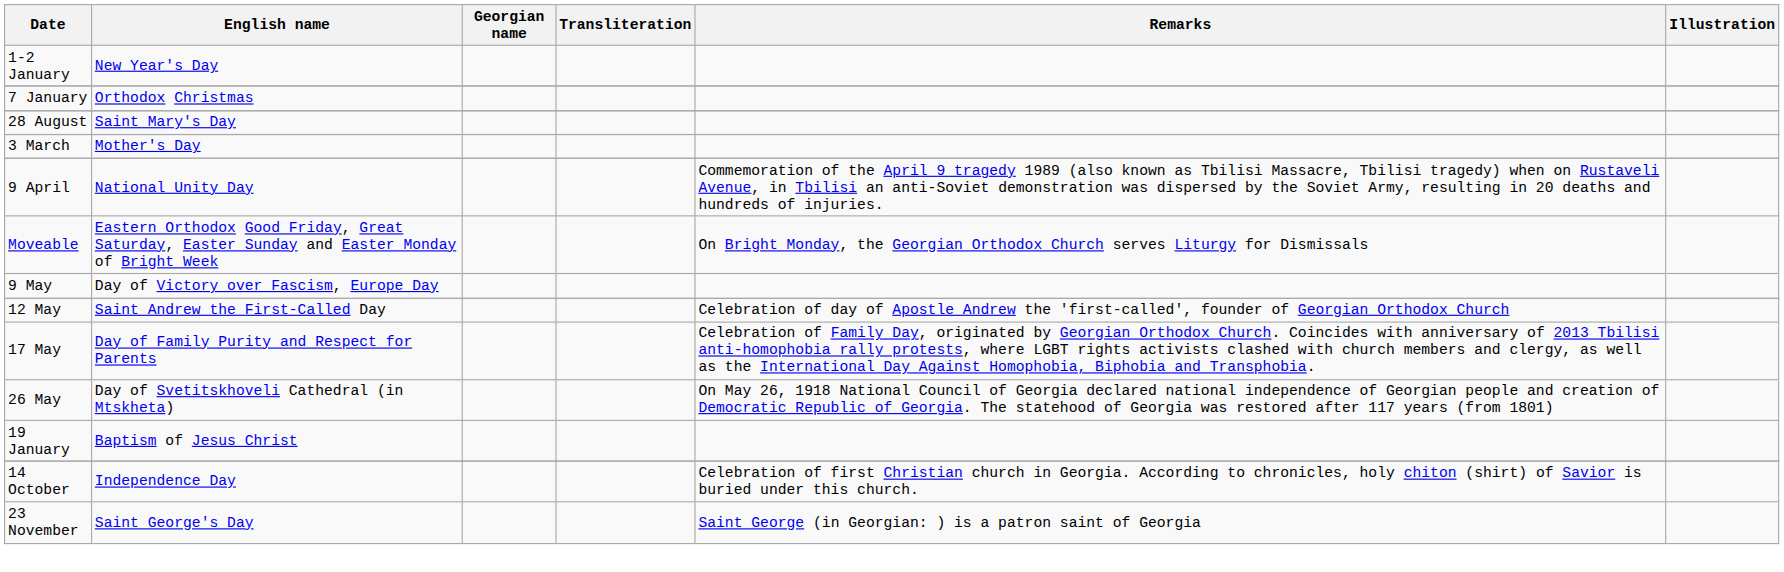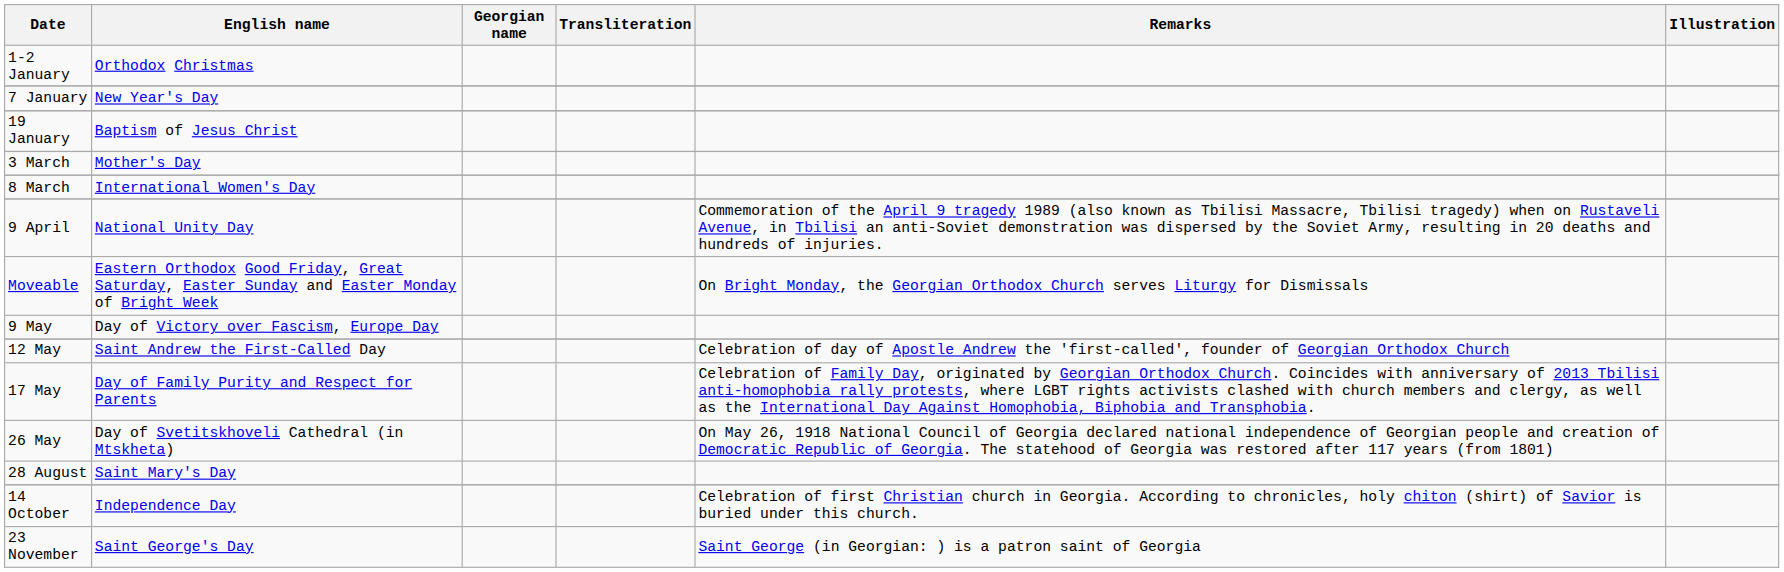(157, 66) New Year's Day -> (174, 66) Orthodox Christmas
(174, 98) Orthodox Christmas -> (157, 98) New Year's Day
rows swapped: (39, 441) <-> (48, 122)
+ row: (39, 187)
